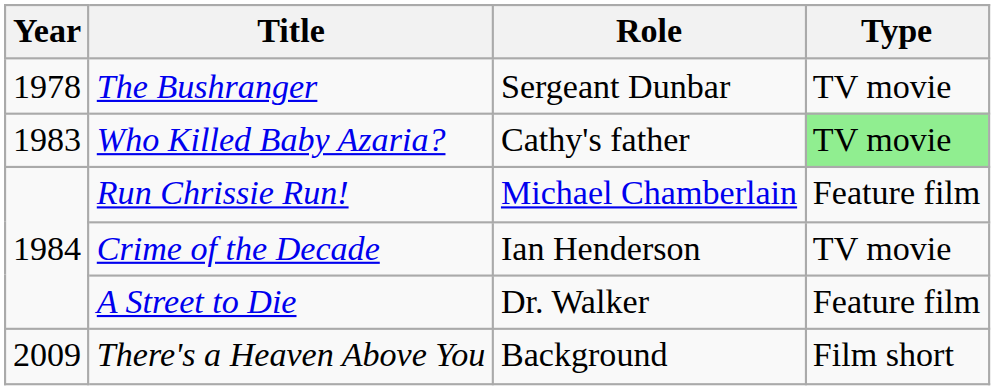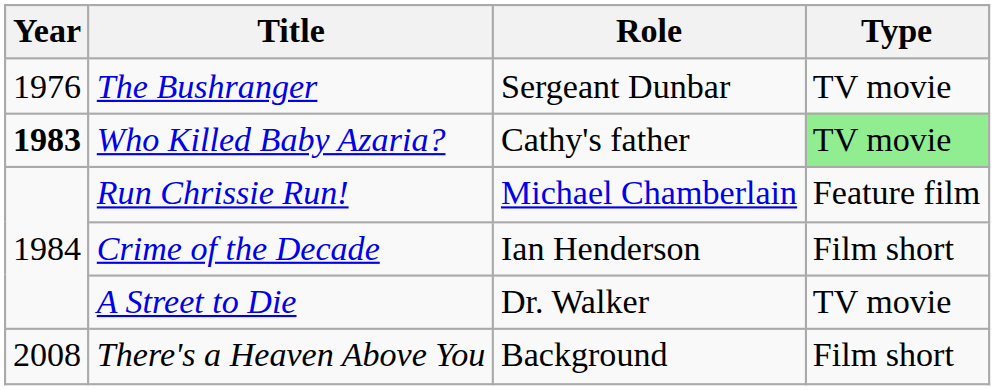(47, 85) 1978 -> (47, 85) 1976
(47, 139) normal -> (47, 139) bold
(882, 247) TV movie -> (883, 247) Film short
(897, 301) Feature film -> (882, 301) TV movie
(47, 355) 2009 -> (47, 355) 2008
